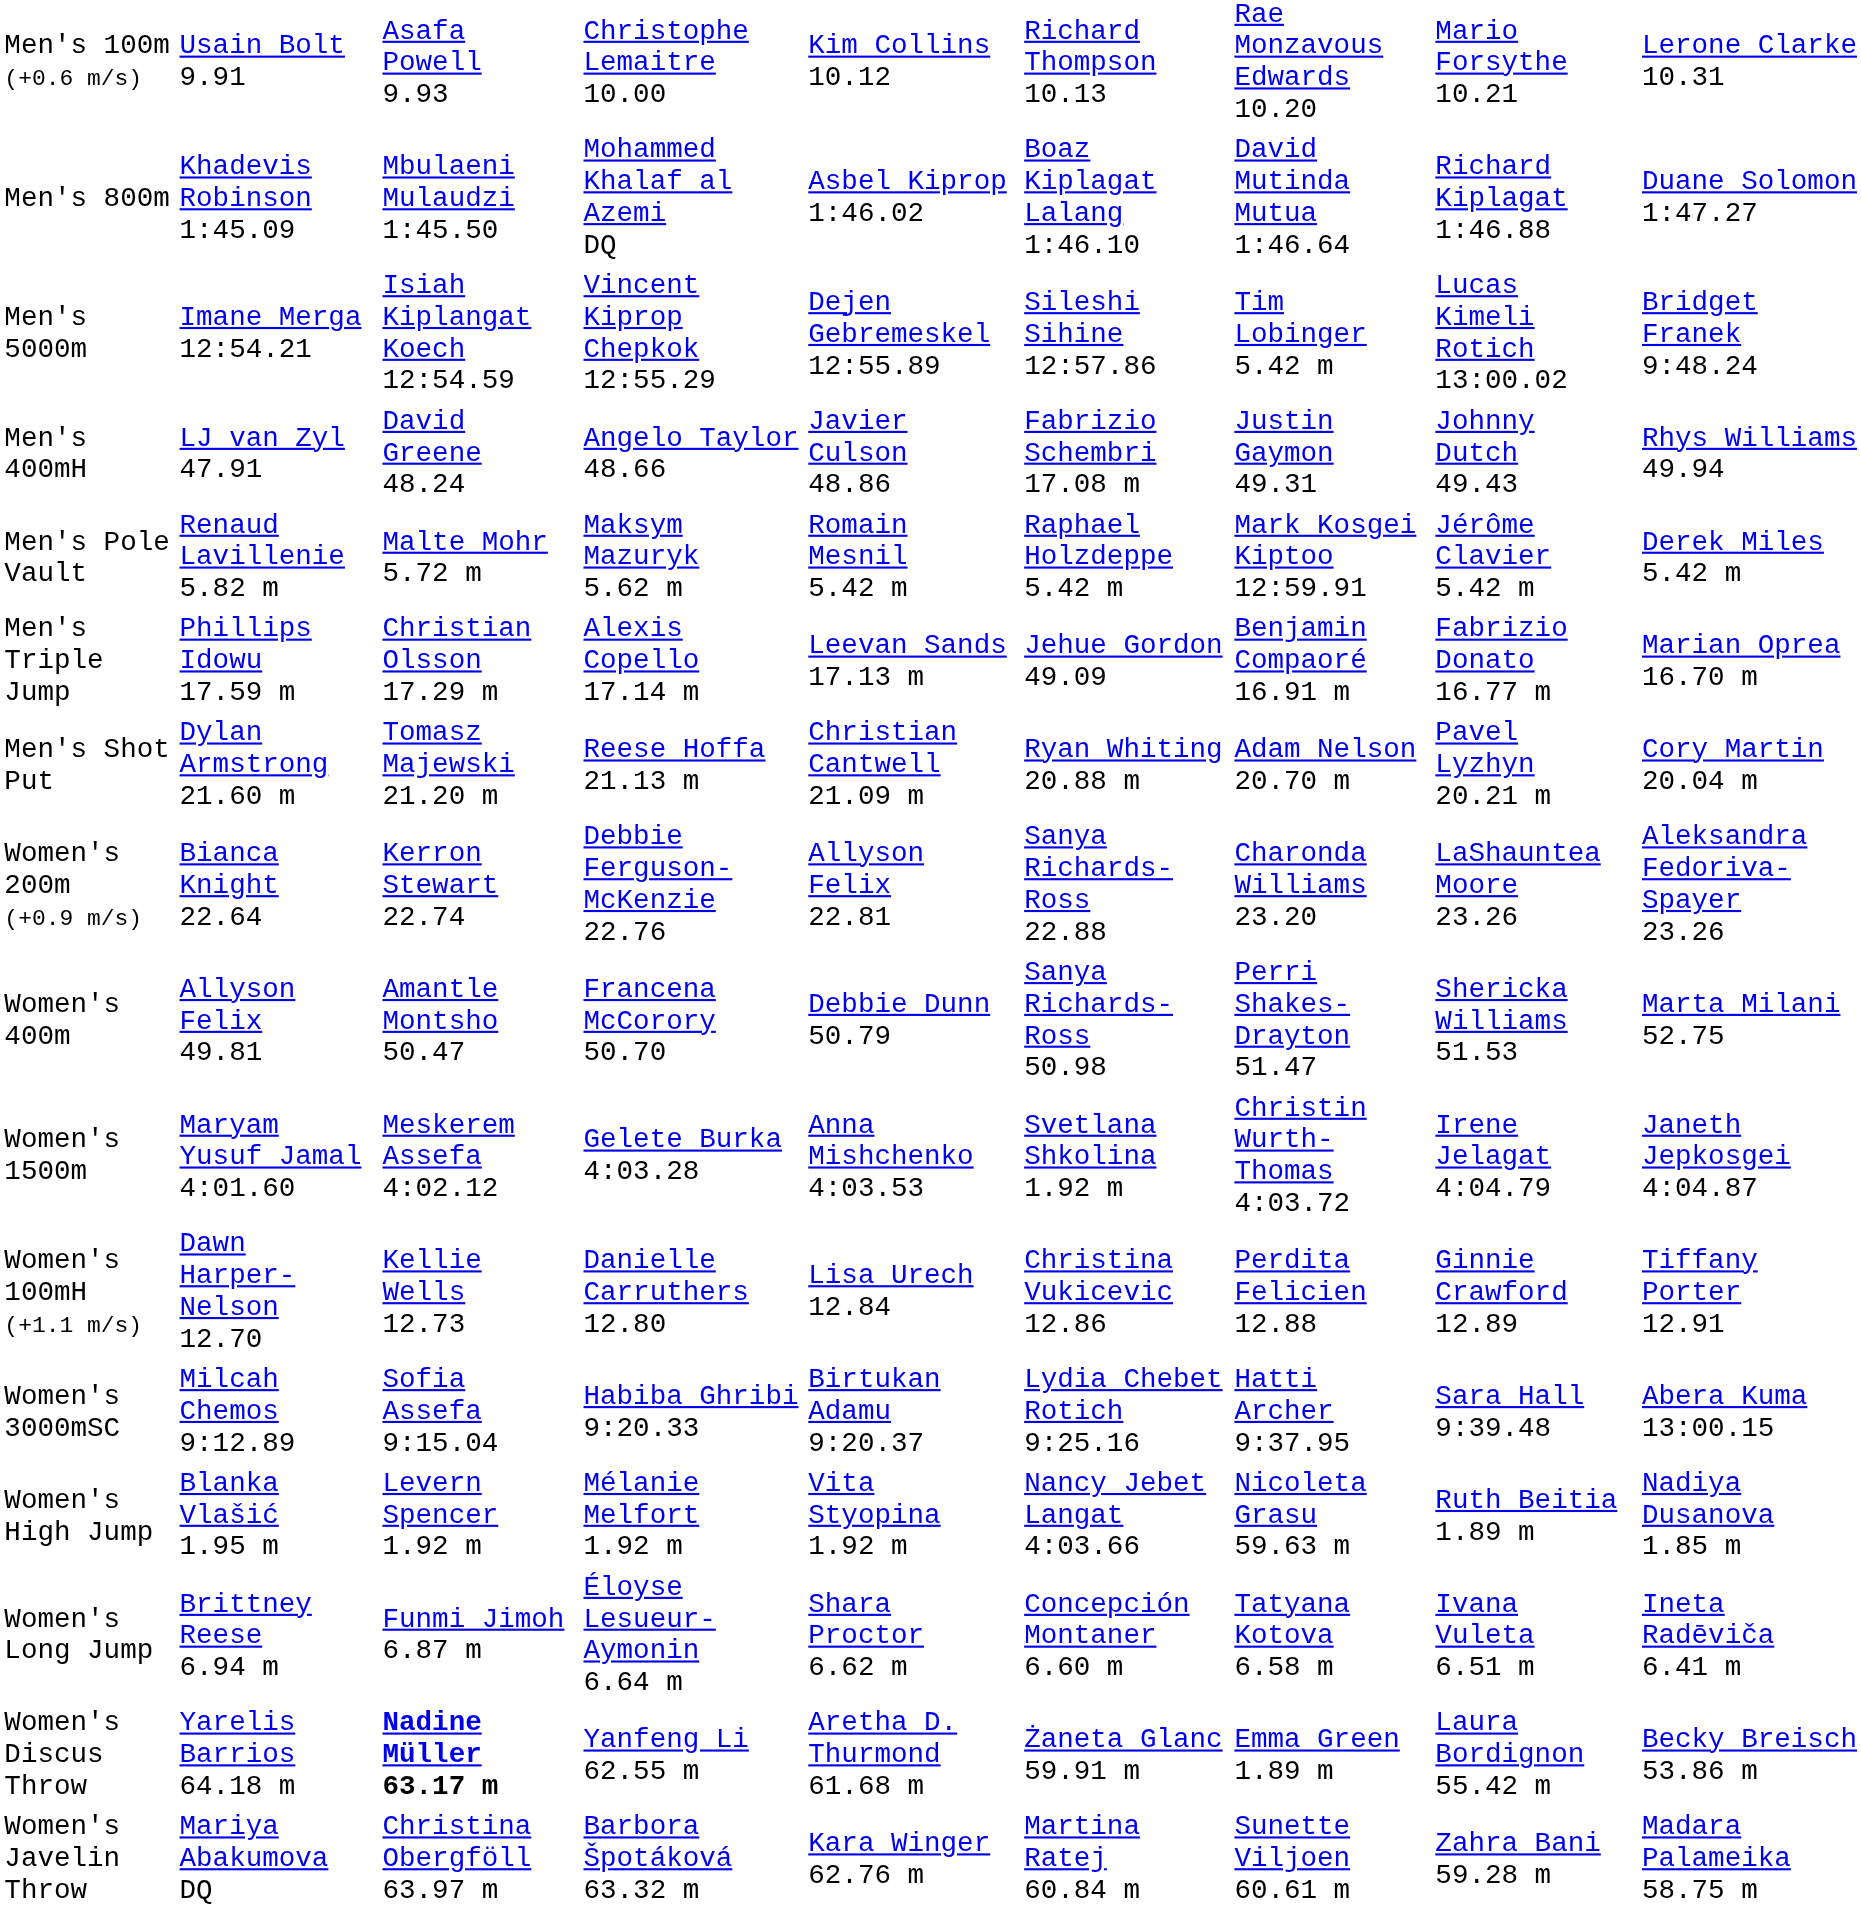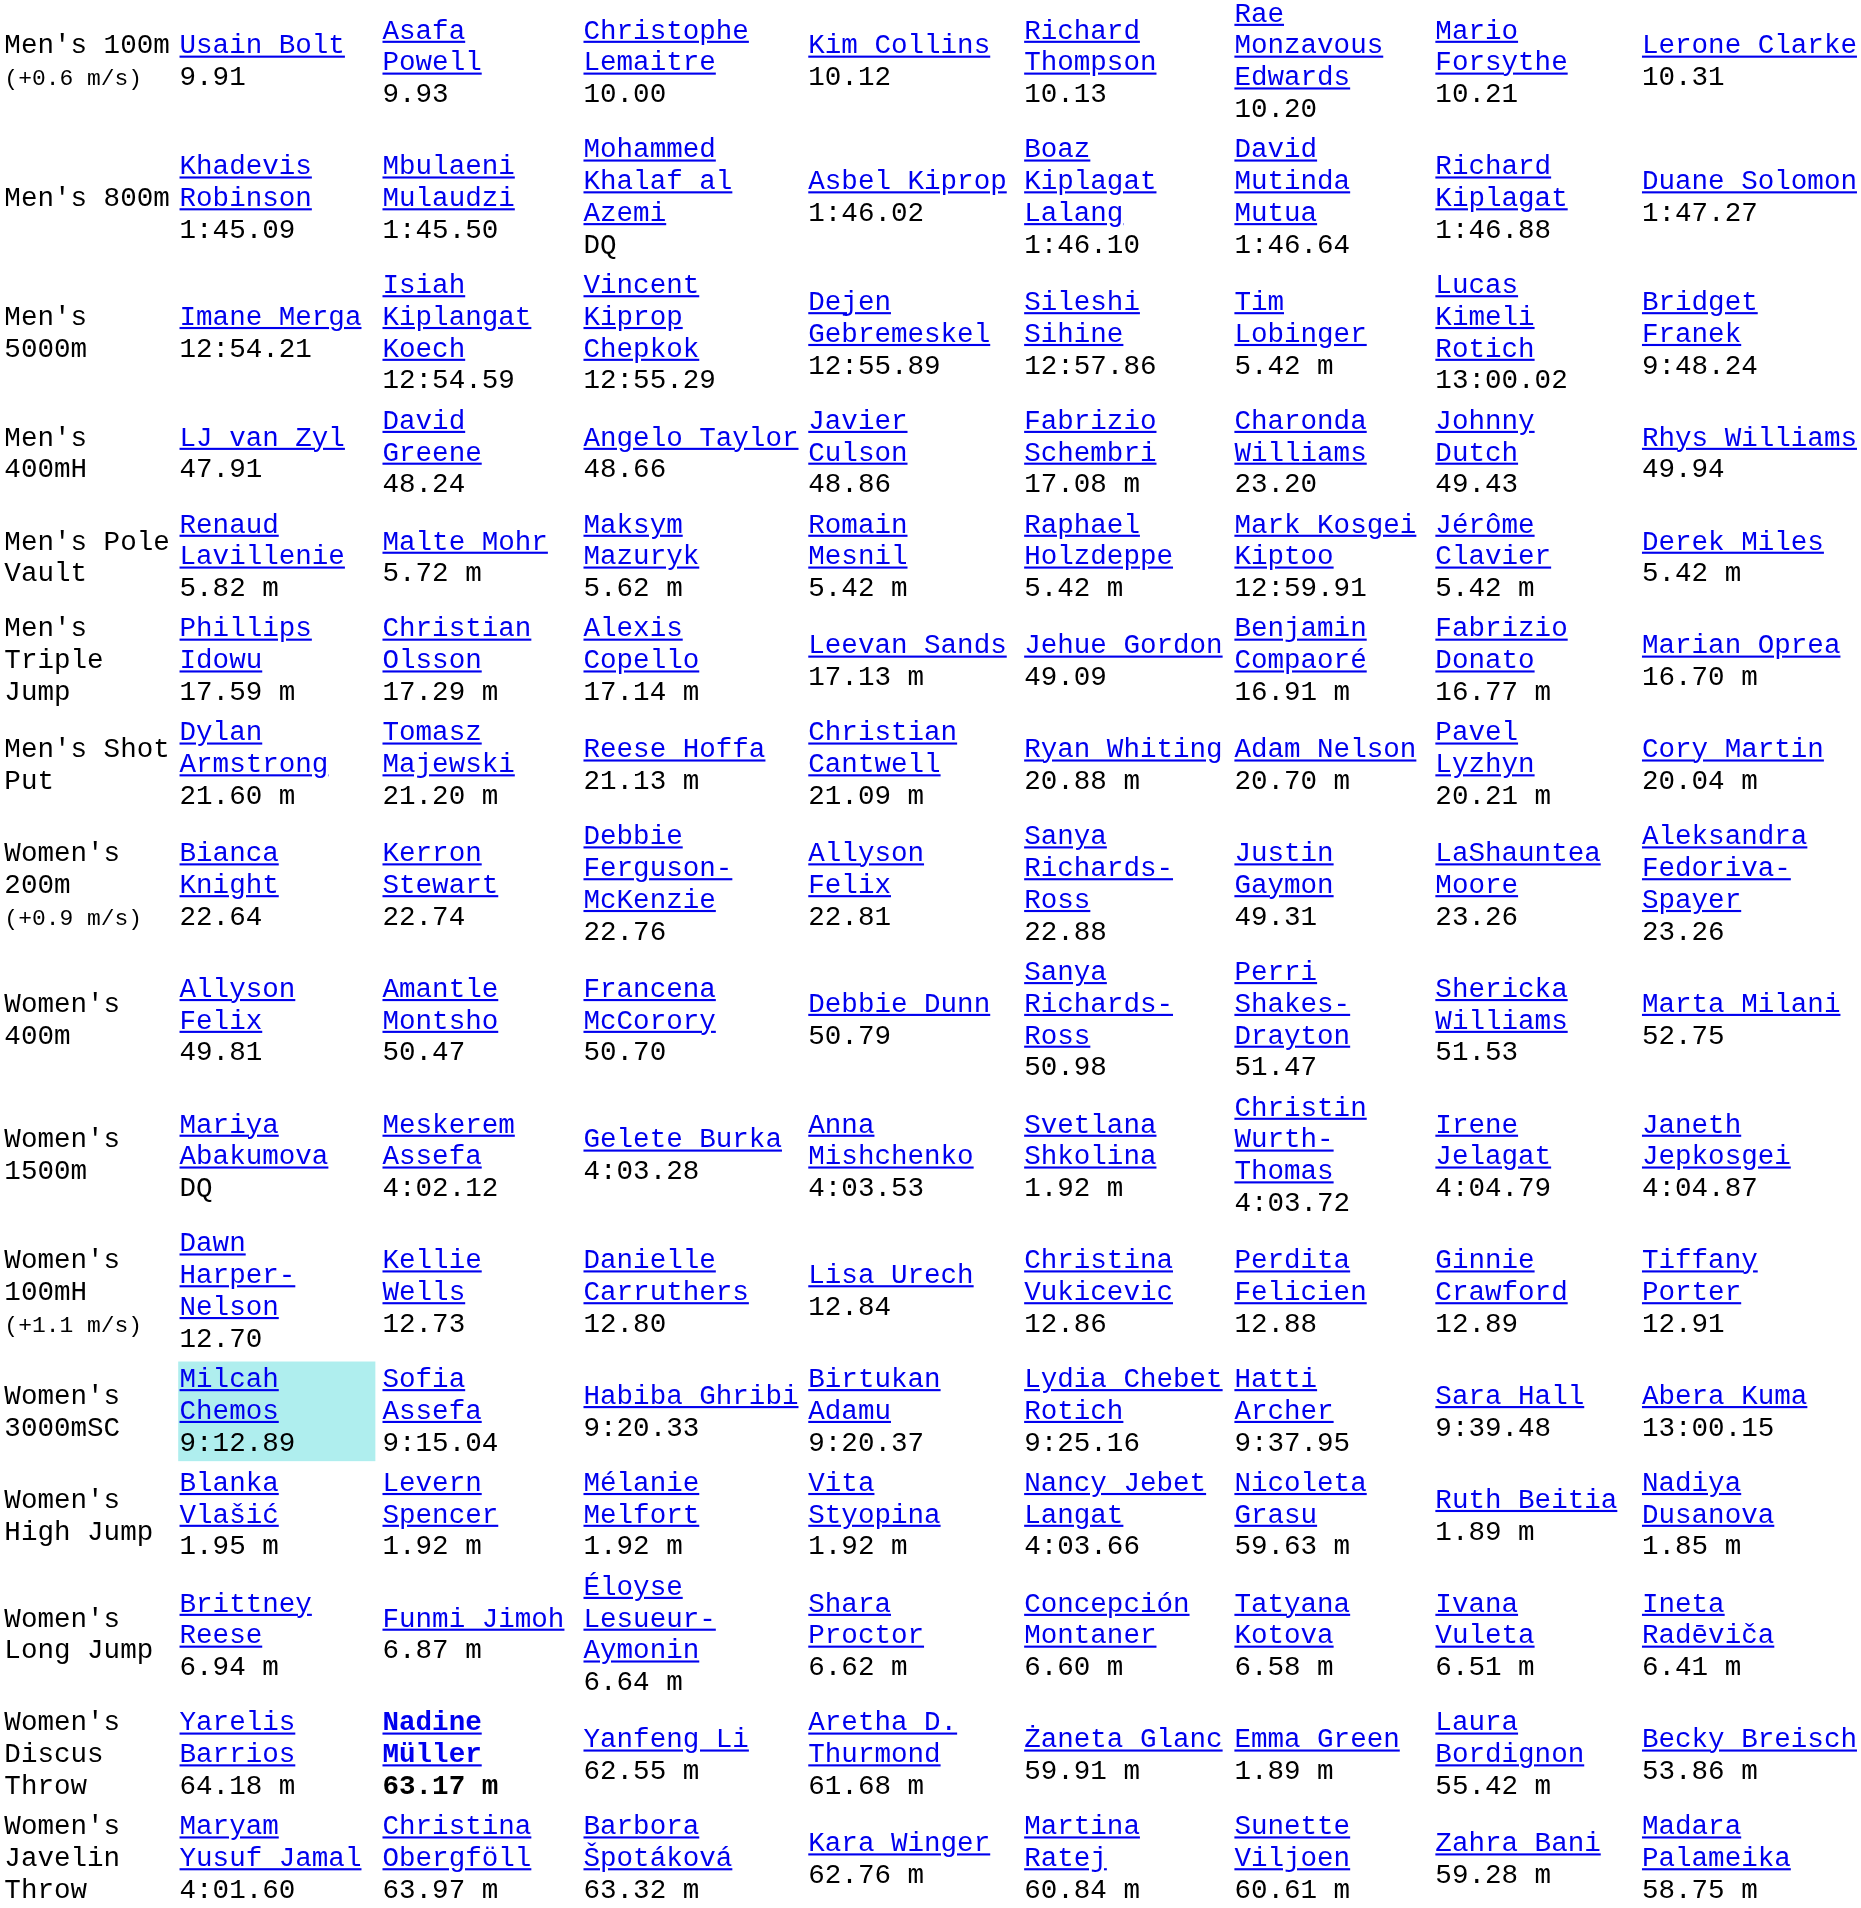(1284, 453) Justin Gaymon 49.31 -> (1301, 453) Charonda Williams 23.20
(1301, 885) Charonda Williams 23.20 -> (1284, 885) Justin Gaymon 49.31
(271, 1156) Maryam Yusuf Jamal 4:01.60 -> (254, 1156) Mariya Abakumova DQ
(237, 1411) no background -> (237, 1411) paleturquoise background
(254, 1859) Mariya Abakumova DQ -> (271, 1859) Maryam Yusuf Jamal 4:01.60
